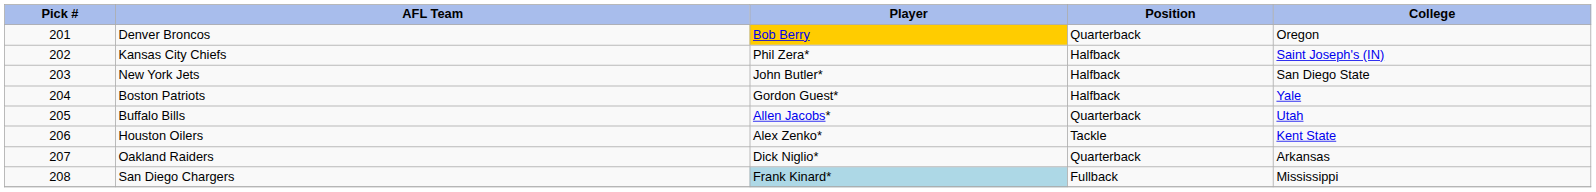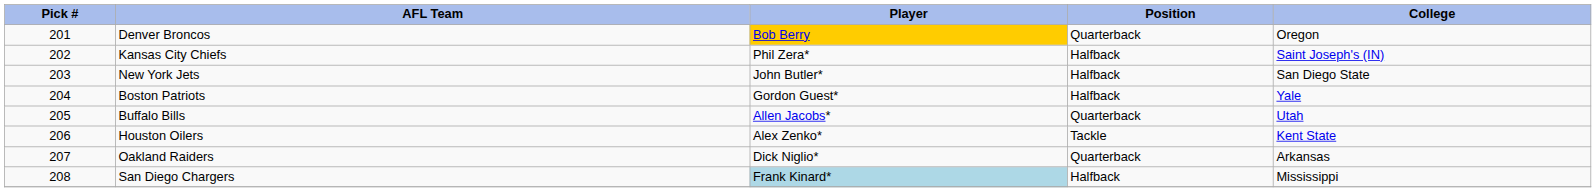(1094, 177) Fullback -> (1095, 177) Halfback
